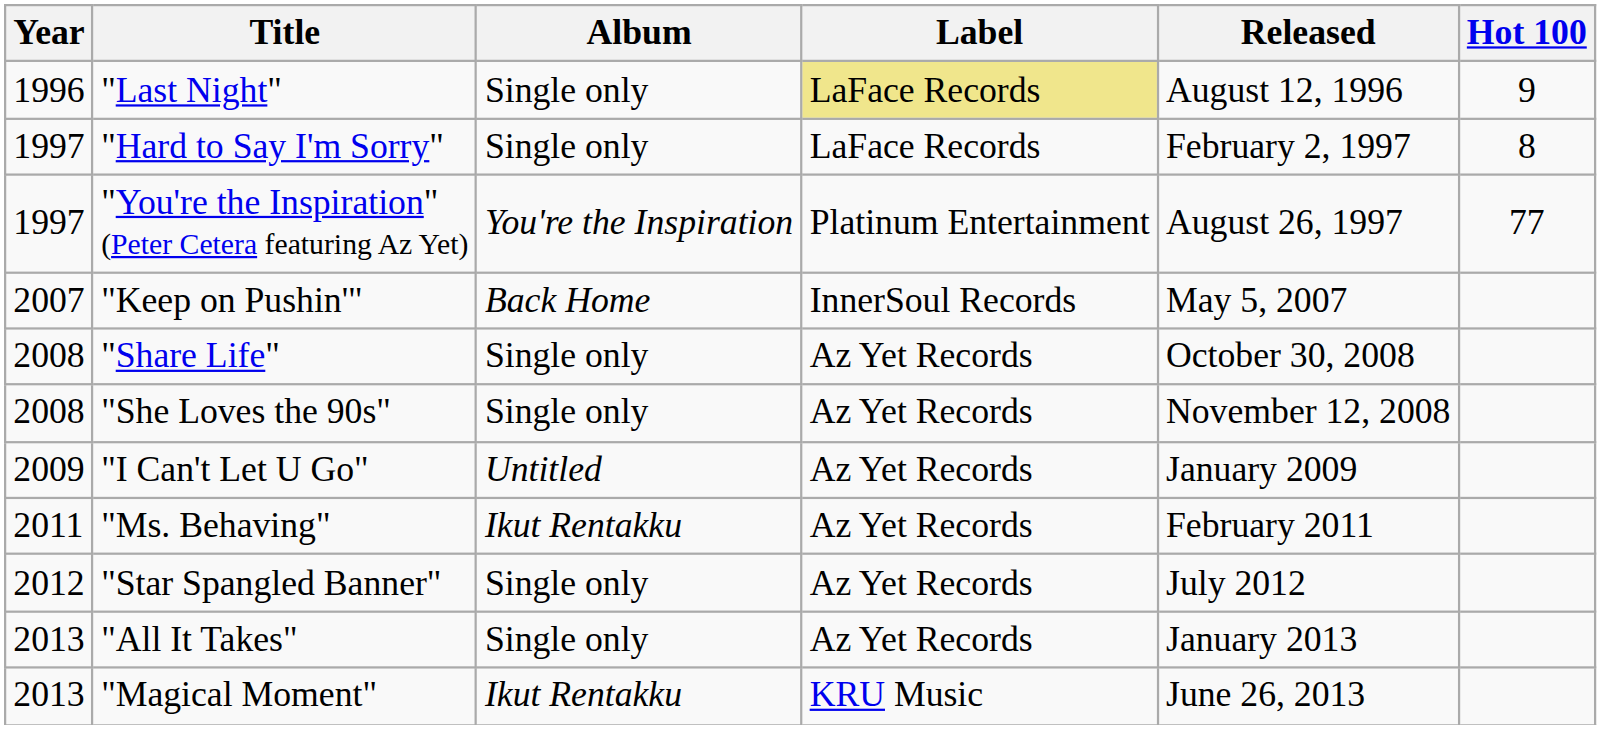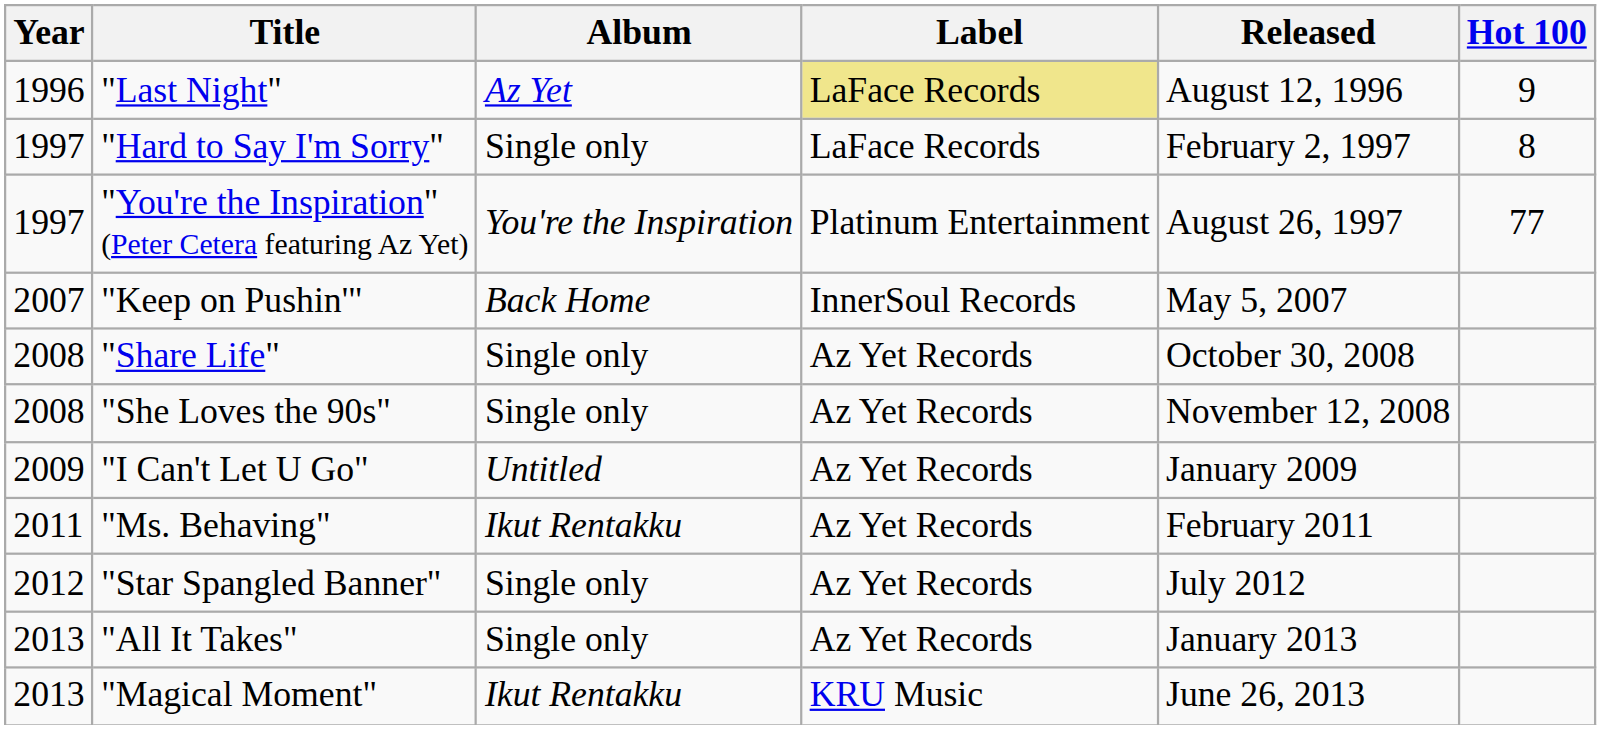(567, 89) Single only -> (528, 89) Az Yet
